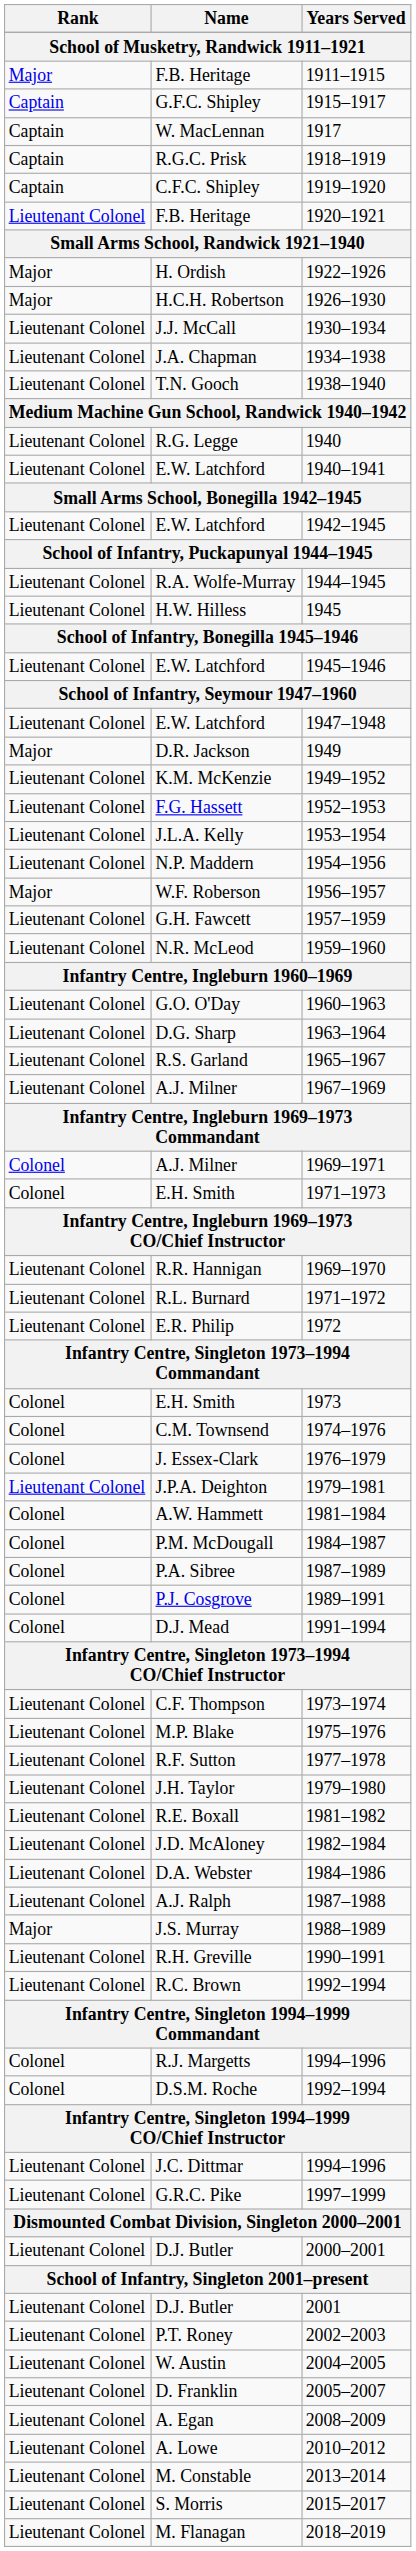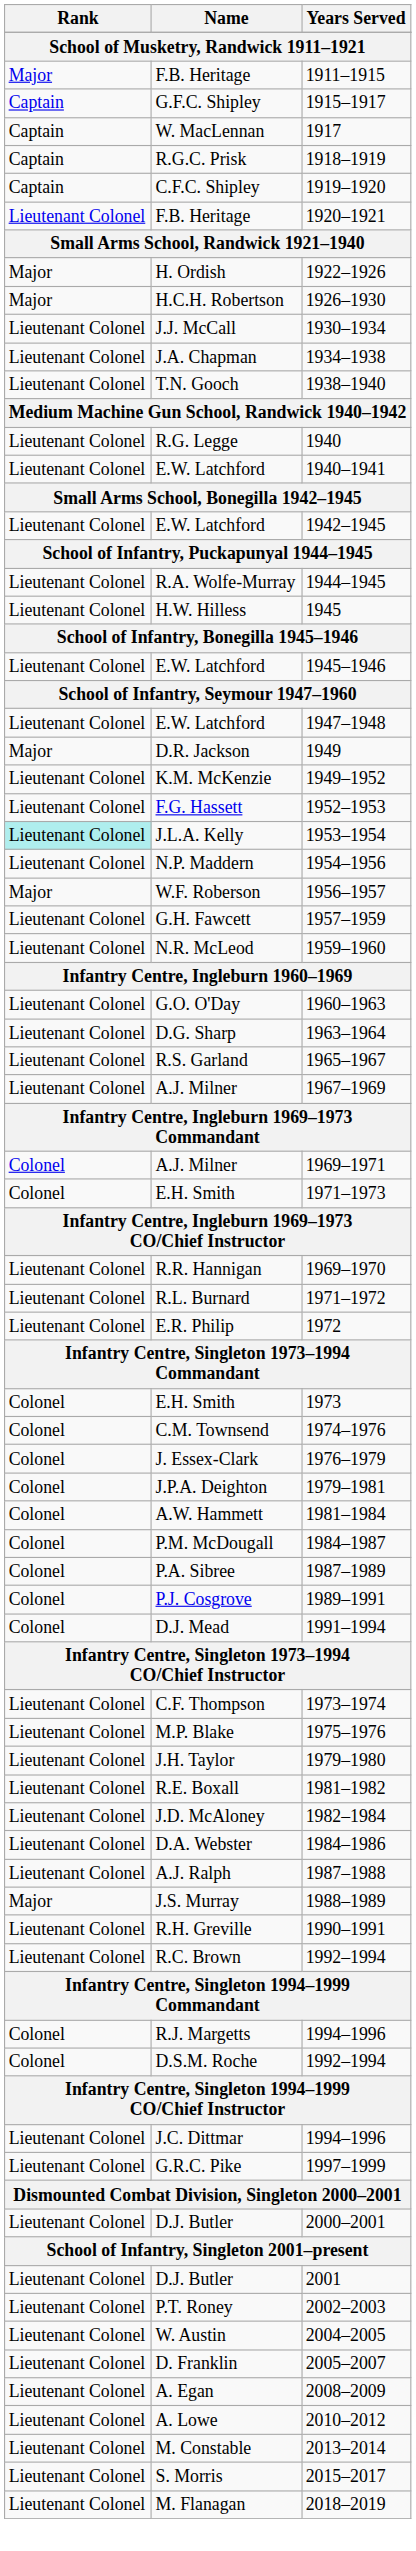(77, 835) no background -> (77, 835) paleturquoise background
(77, 1486) Lieutenant Colonel -> (37, 1486) Colonel
- row: (196, 1760)
